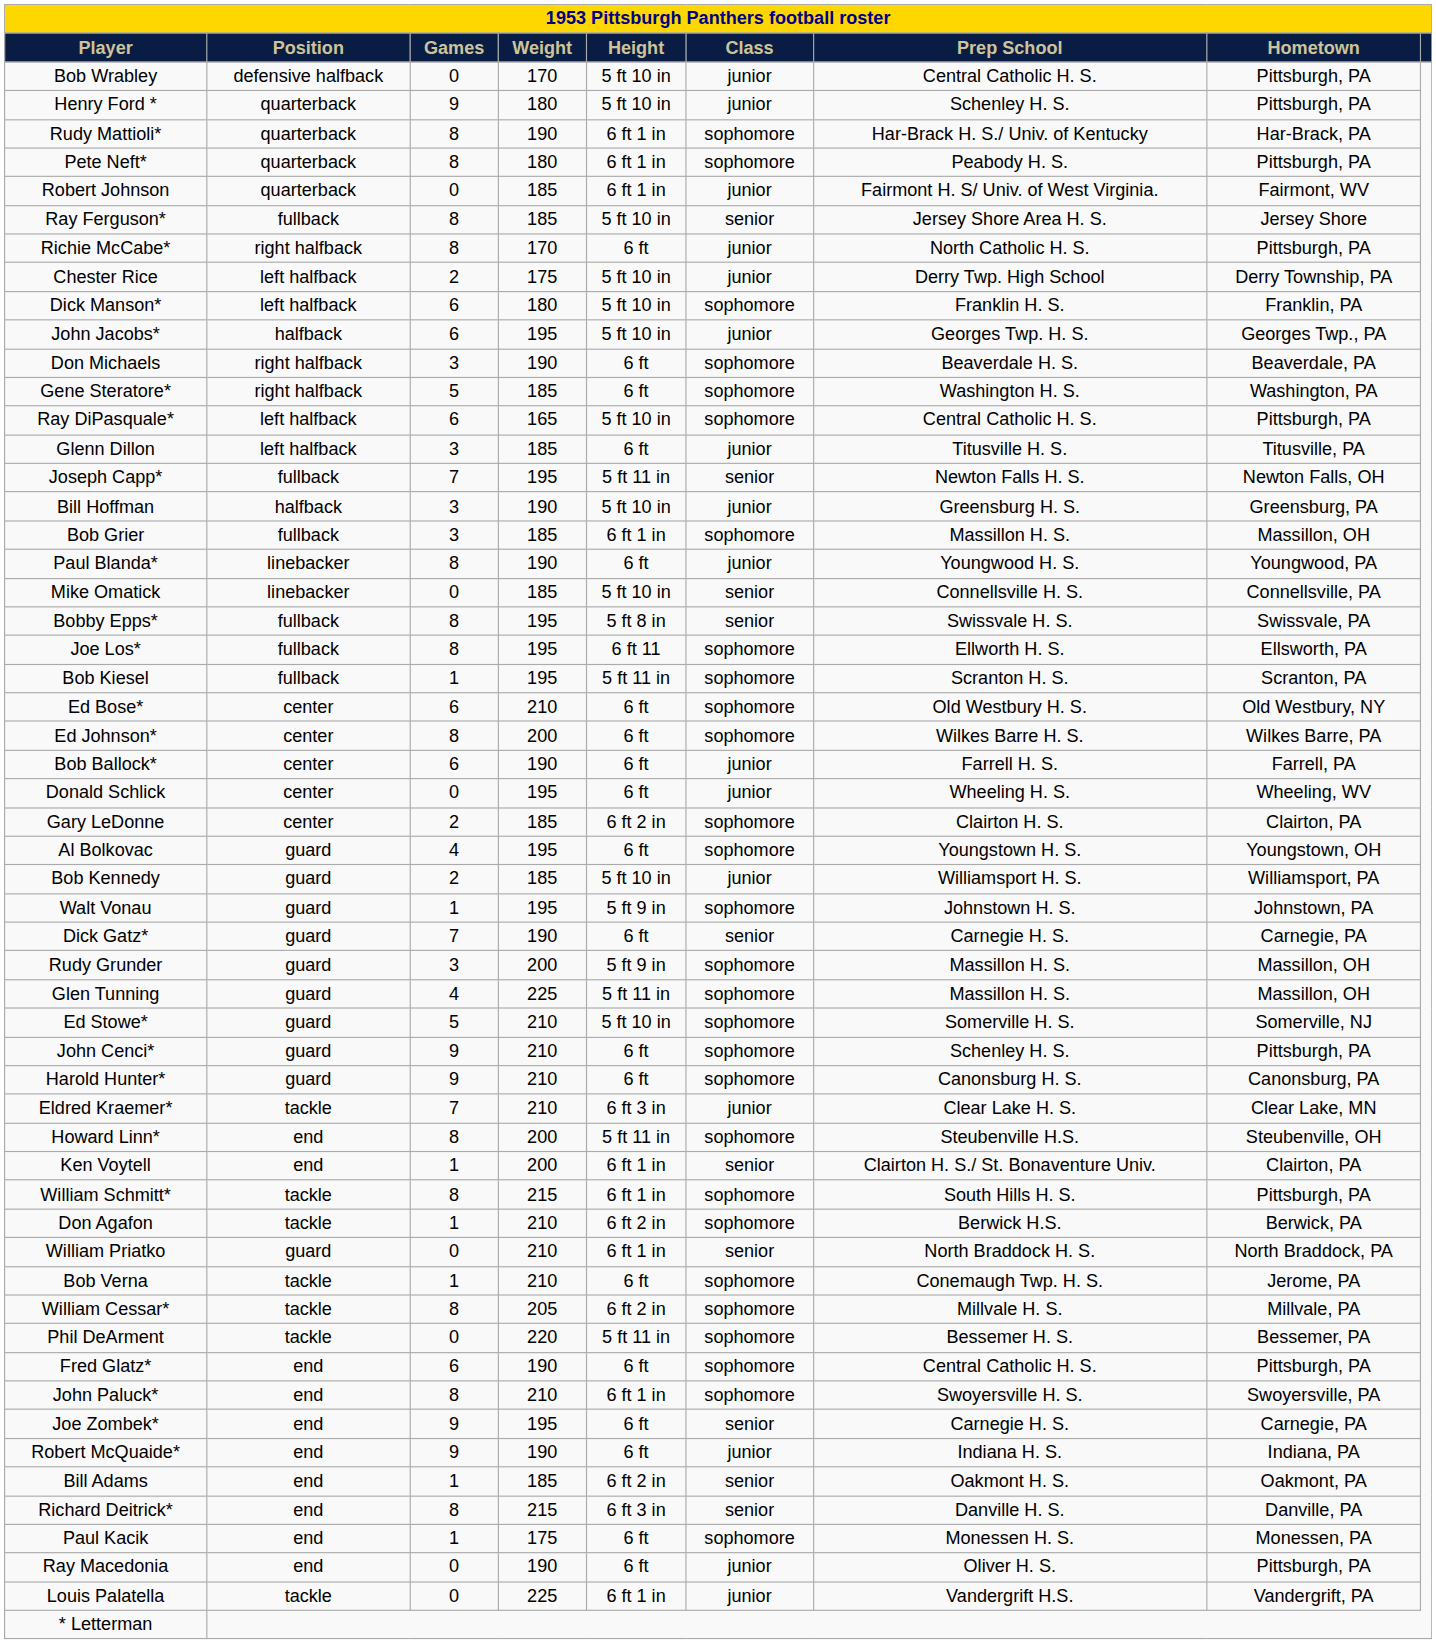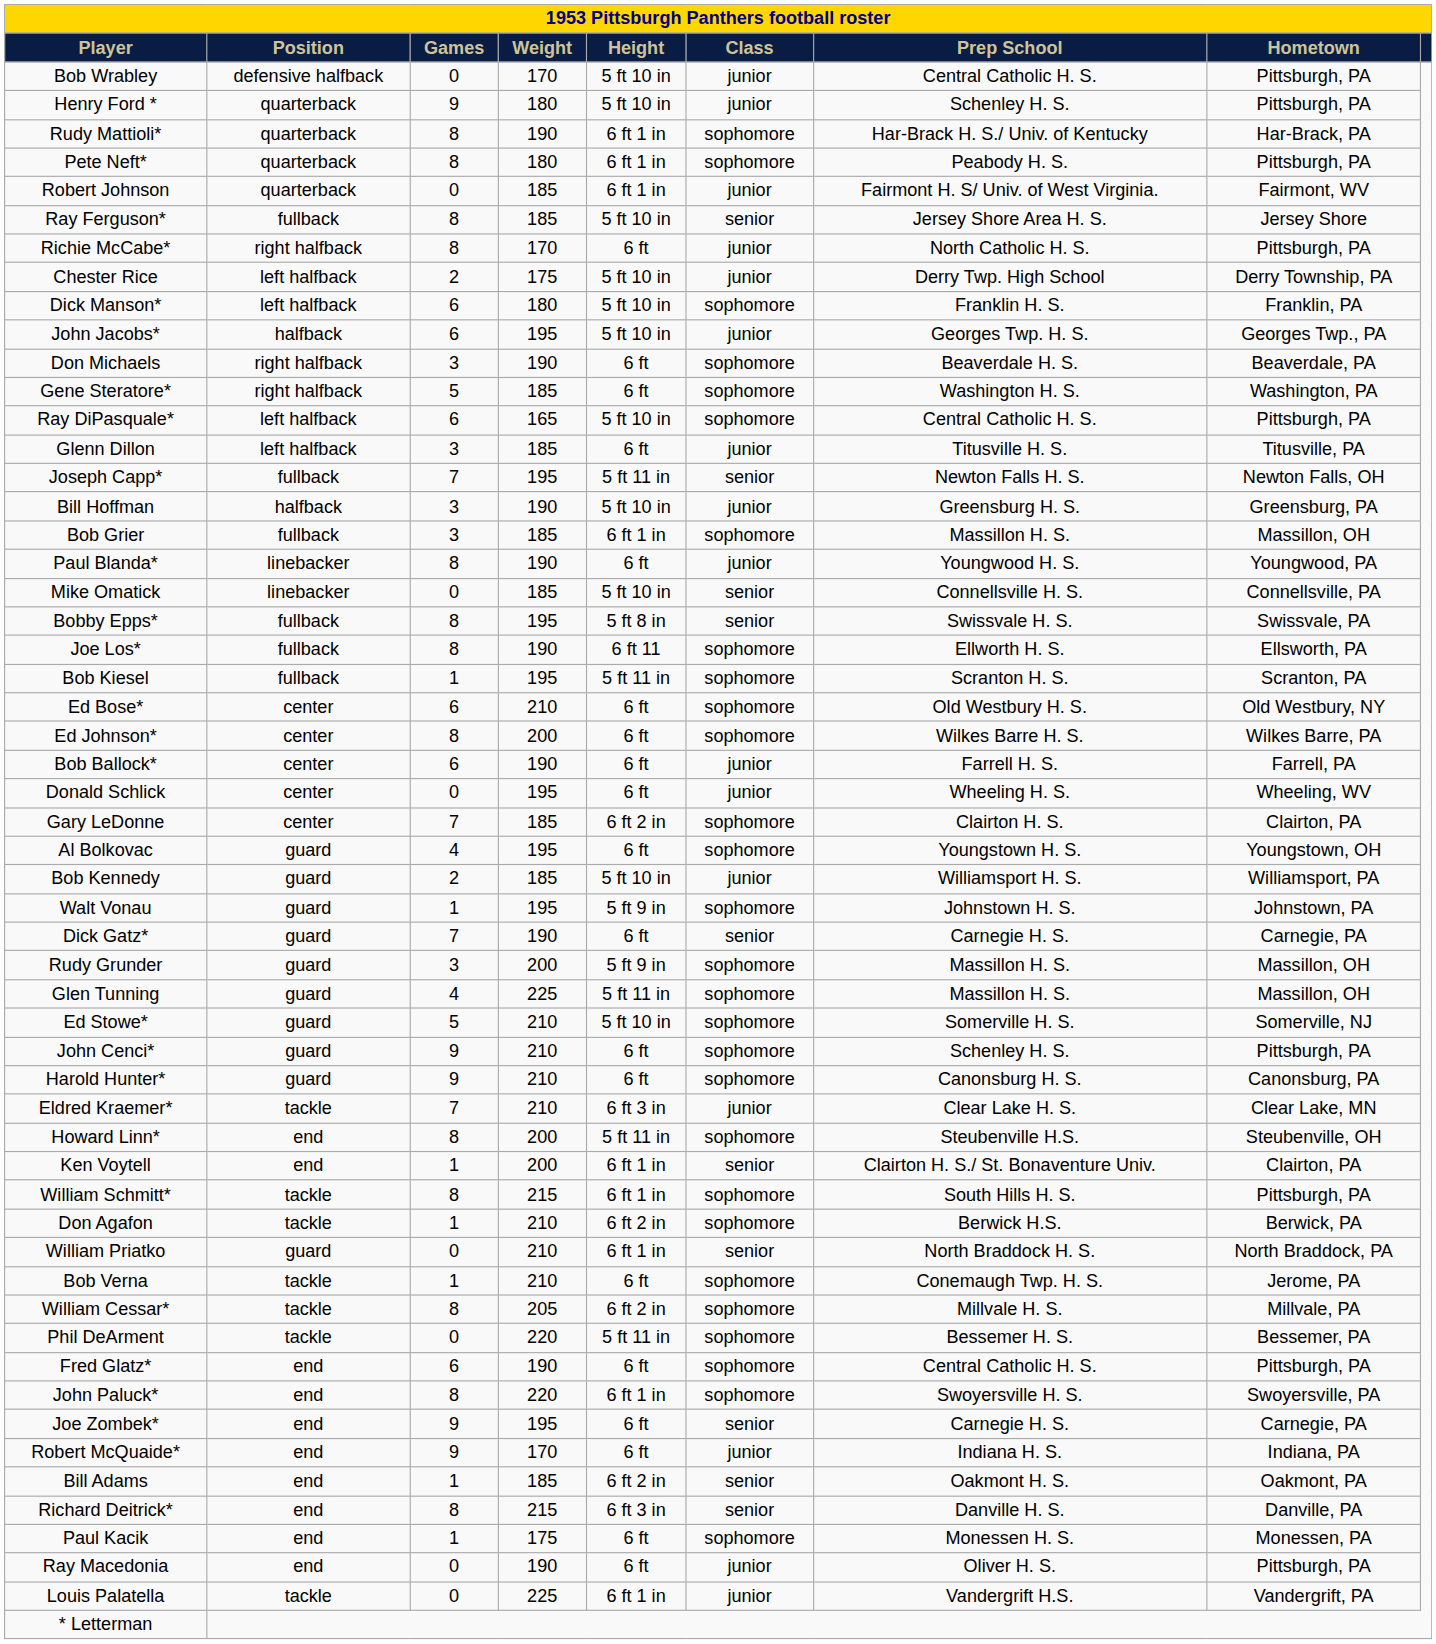(542, 649) 195 -> (542, 649) 190
(454, 821) 2 -> (454, 821) 7
(542, 1395) 210 -> (542, 1395) 220
(542, 1452) 190 -> (542, 1452) 170
